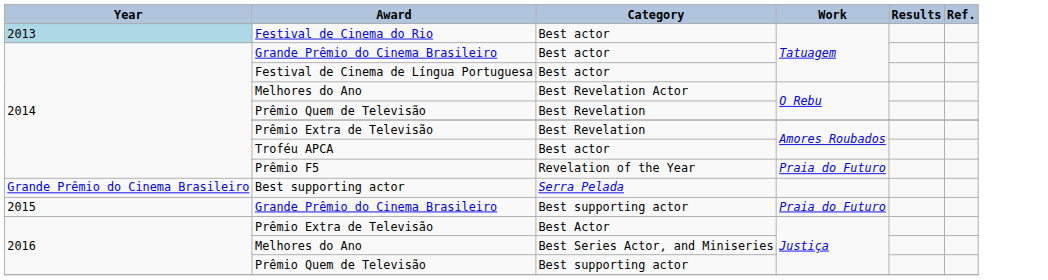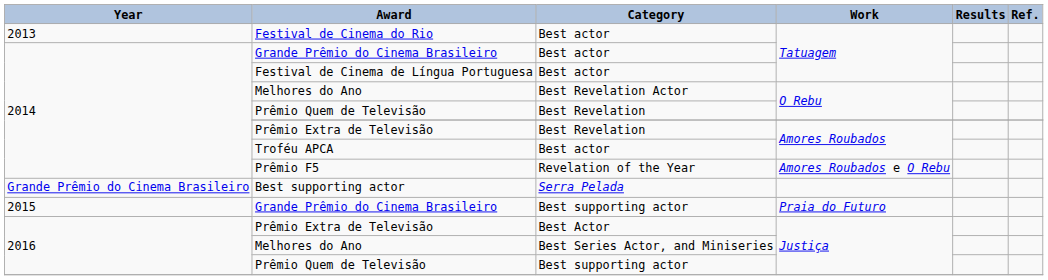(22, 33) lightblue background -> (22, 33) no background
(833, 168) Praia do Futuro -> (865, 168) Amores Roubados e O Rebu
